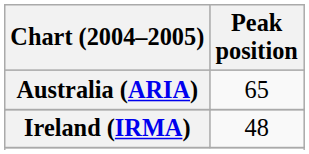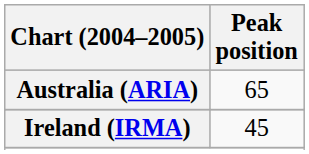(257, 128) 48 -> (257, 128) 45
